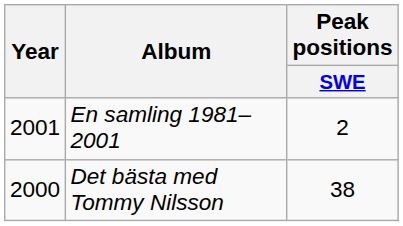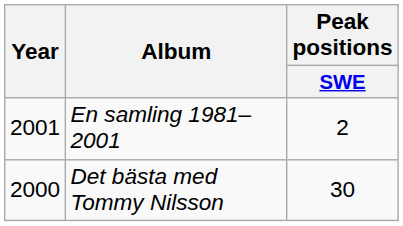(343, 189) 38 -> (343, 189) 30
